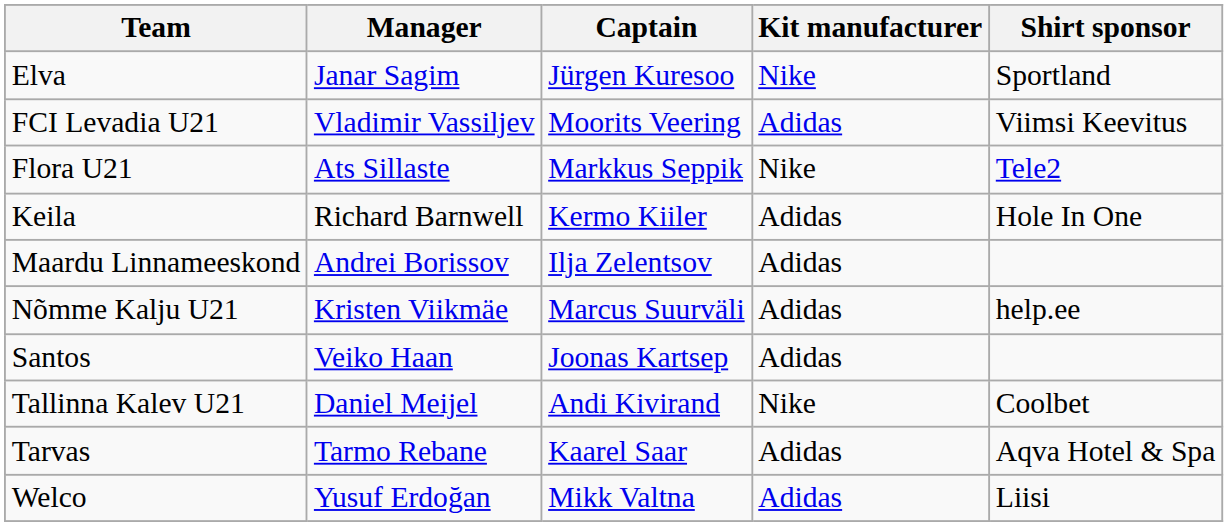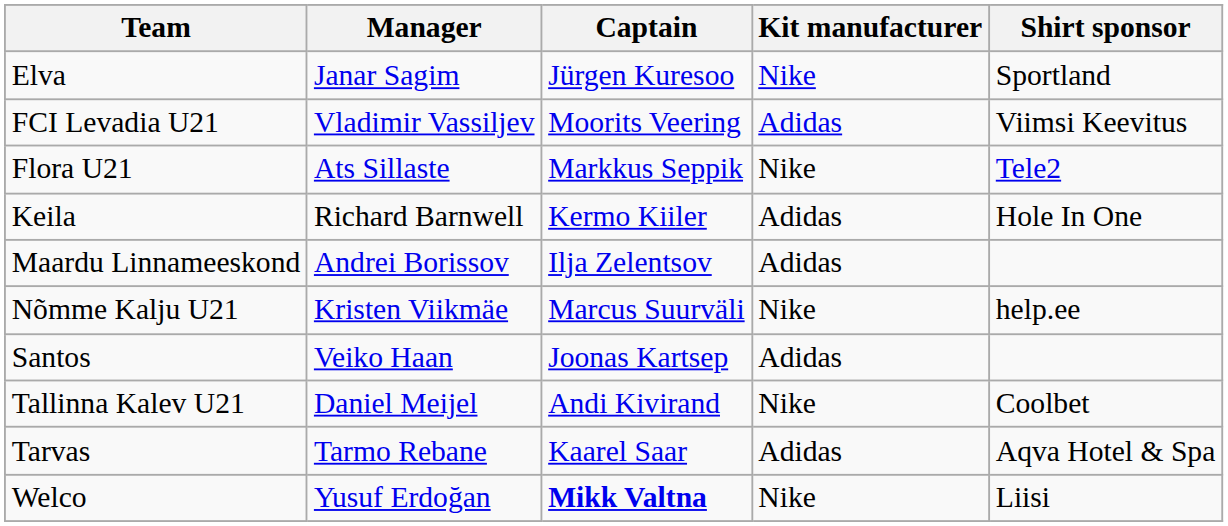(800, 309) Adidas -> (787, 309) Nike
(621, 497) normal -> (628, 497) bold
(800, 497) Adidas -> (787, 497) Nike
